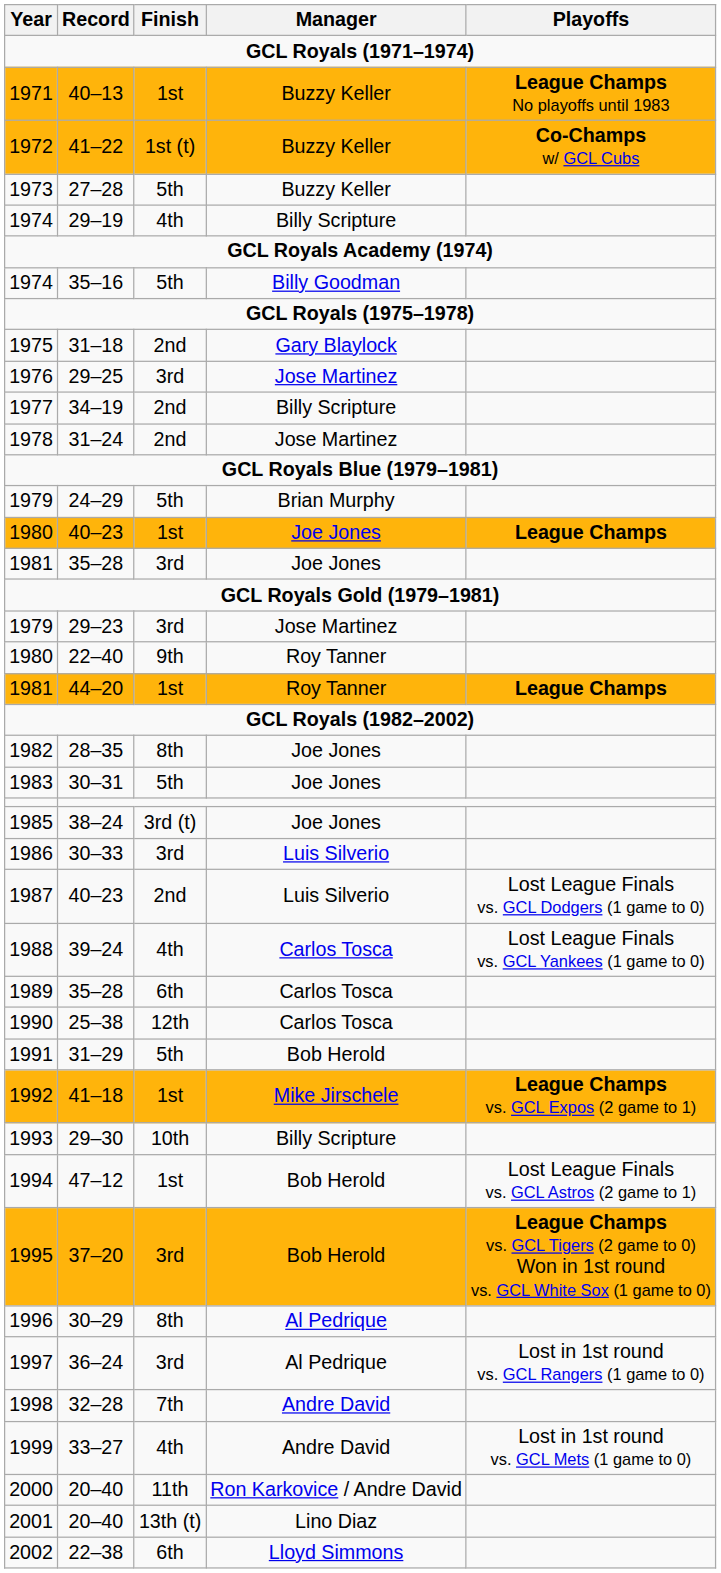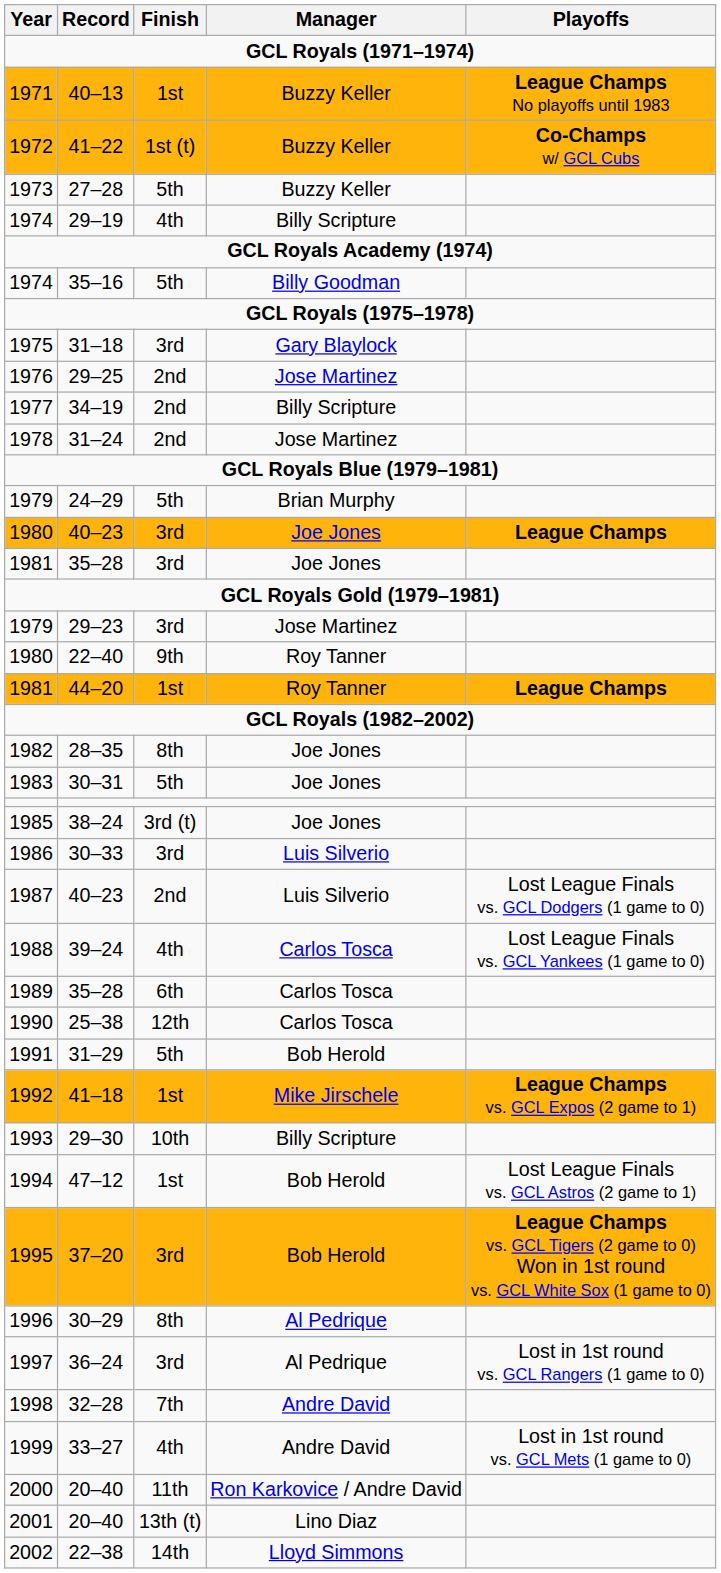(170, 345) 2nd -> (170, 345) 3rd
(170, 376) 3rd -> (170, 376) 2nd
(170, 532) 1st -> (170, 532) 3rd
(170, 1552) 6th -> (170, 1552) 14th
